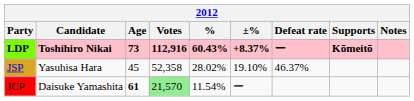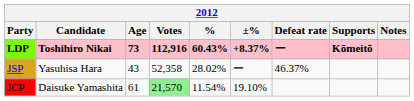(134, 67) 45 -> (134, 68) 43
(250, 67) 19.10% -> (238, 68) ー
(134, 86) bold -> (134, 87) normal
(238, 86) ー -> (250, 87) 19.10%
